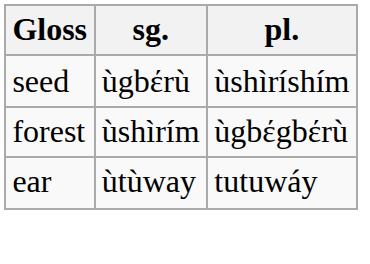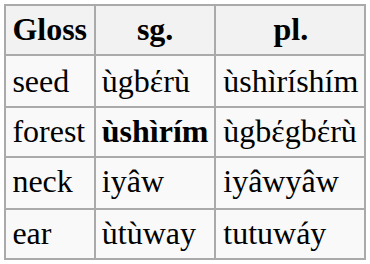(151, 131) normal -> (155, 131) bold
+ row: (43, 182)
